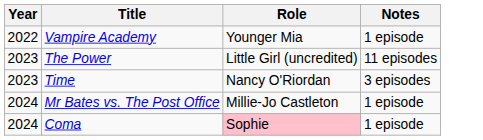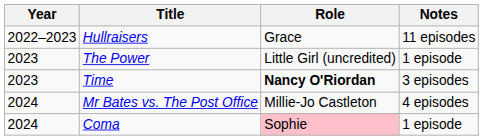- row: (100, 37)
+ row: (115, 37)
(400, 59) 11 episodes -> (432, 59) 1 episode
(278, 80) normal -> (320, 80) bold
(394, 102) 1 episode -> (435, 102) 4 episodes
